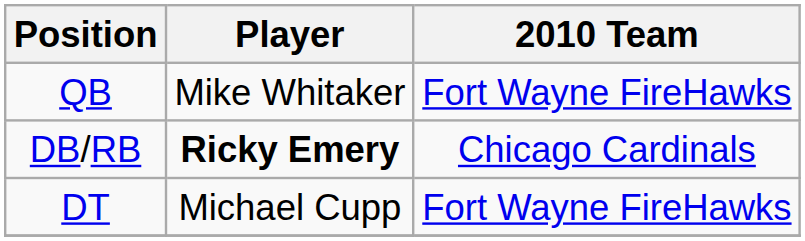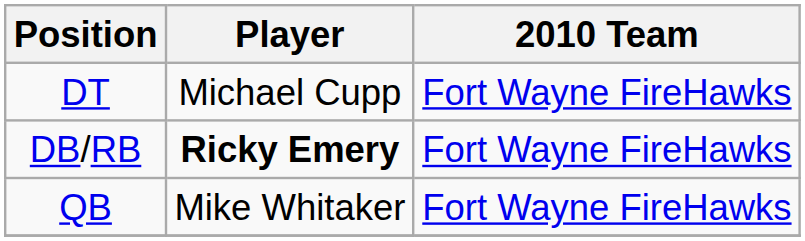rows swapped: (86, 92) <-> (86, 208)
(607, 150) Chicago Cardinals -> (607, 150) Fort Wayne FireHawks
